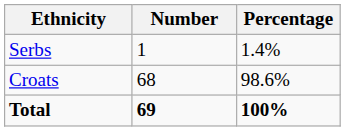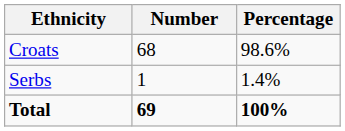rows swapped: (34, 79) <-> (30, 49)
